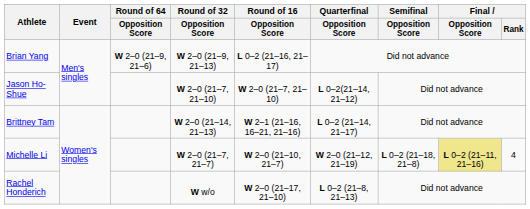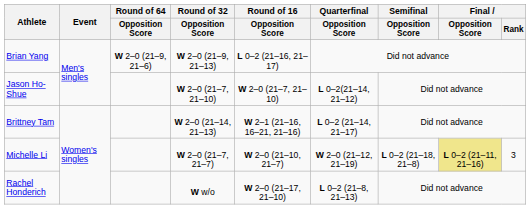(513, 155) 4 -> (513, 155) 3
